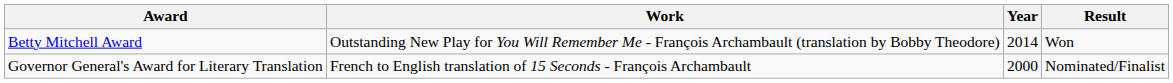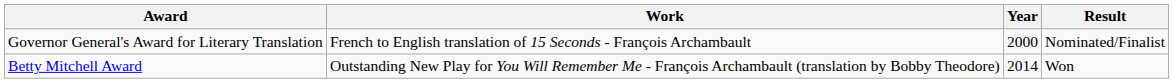rows swapped: (165, 66) <-> (75, 41)
